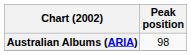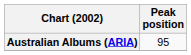(163, 42) 98 -> (163, 42) 95
